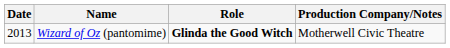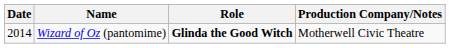(19, 33) 2013 -> (19, 33) 2014
